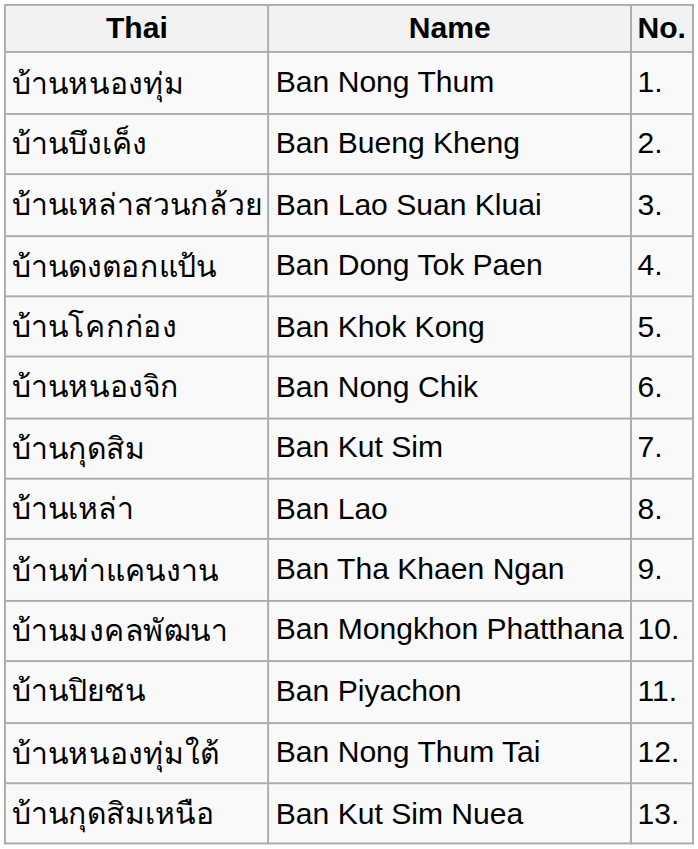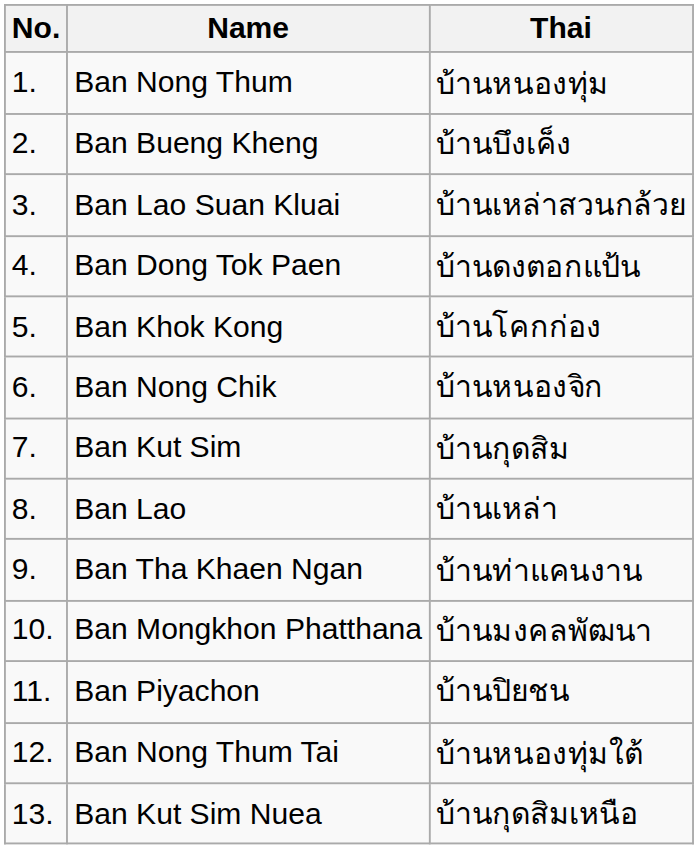columns swapped: (662, 28) <-> (137, 28)
